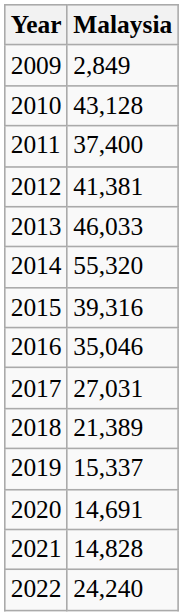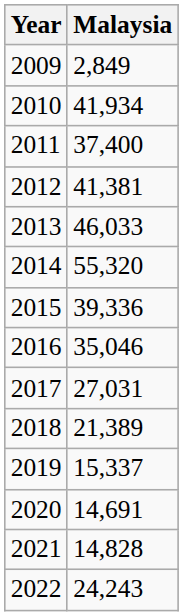(108, 105) 43,128 -> (108, 105) 41,934
(108, 307) 39,316 -> (108, 307) 39,336
(108, 589) 24,240 -> (108, 589) 24,243
